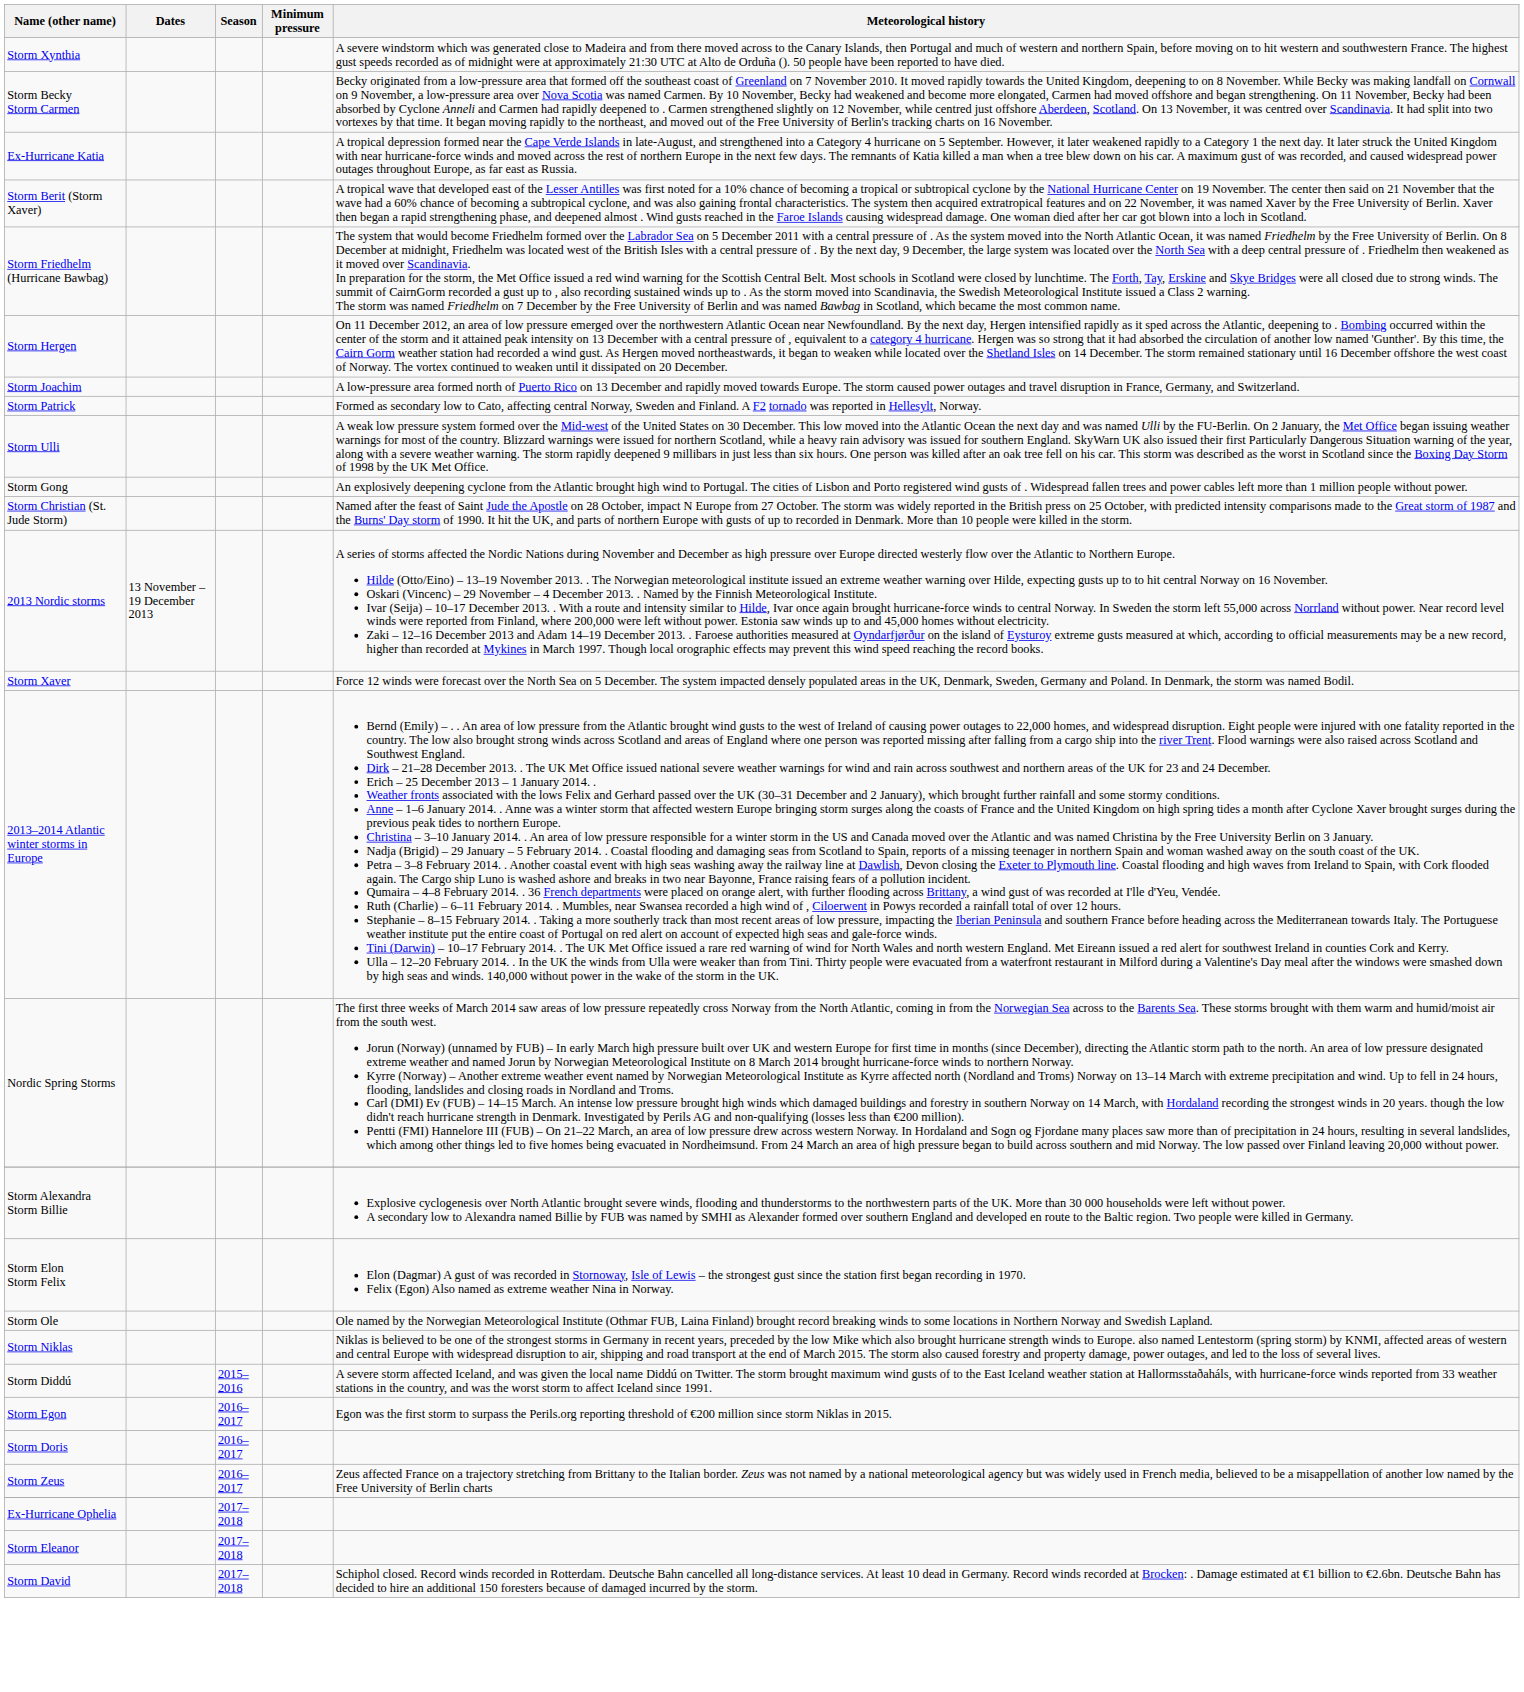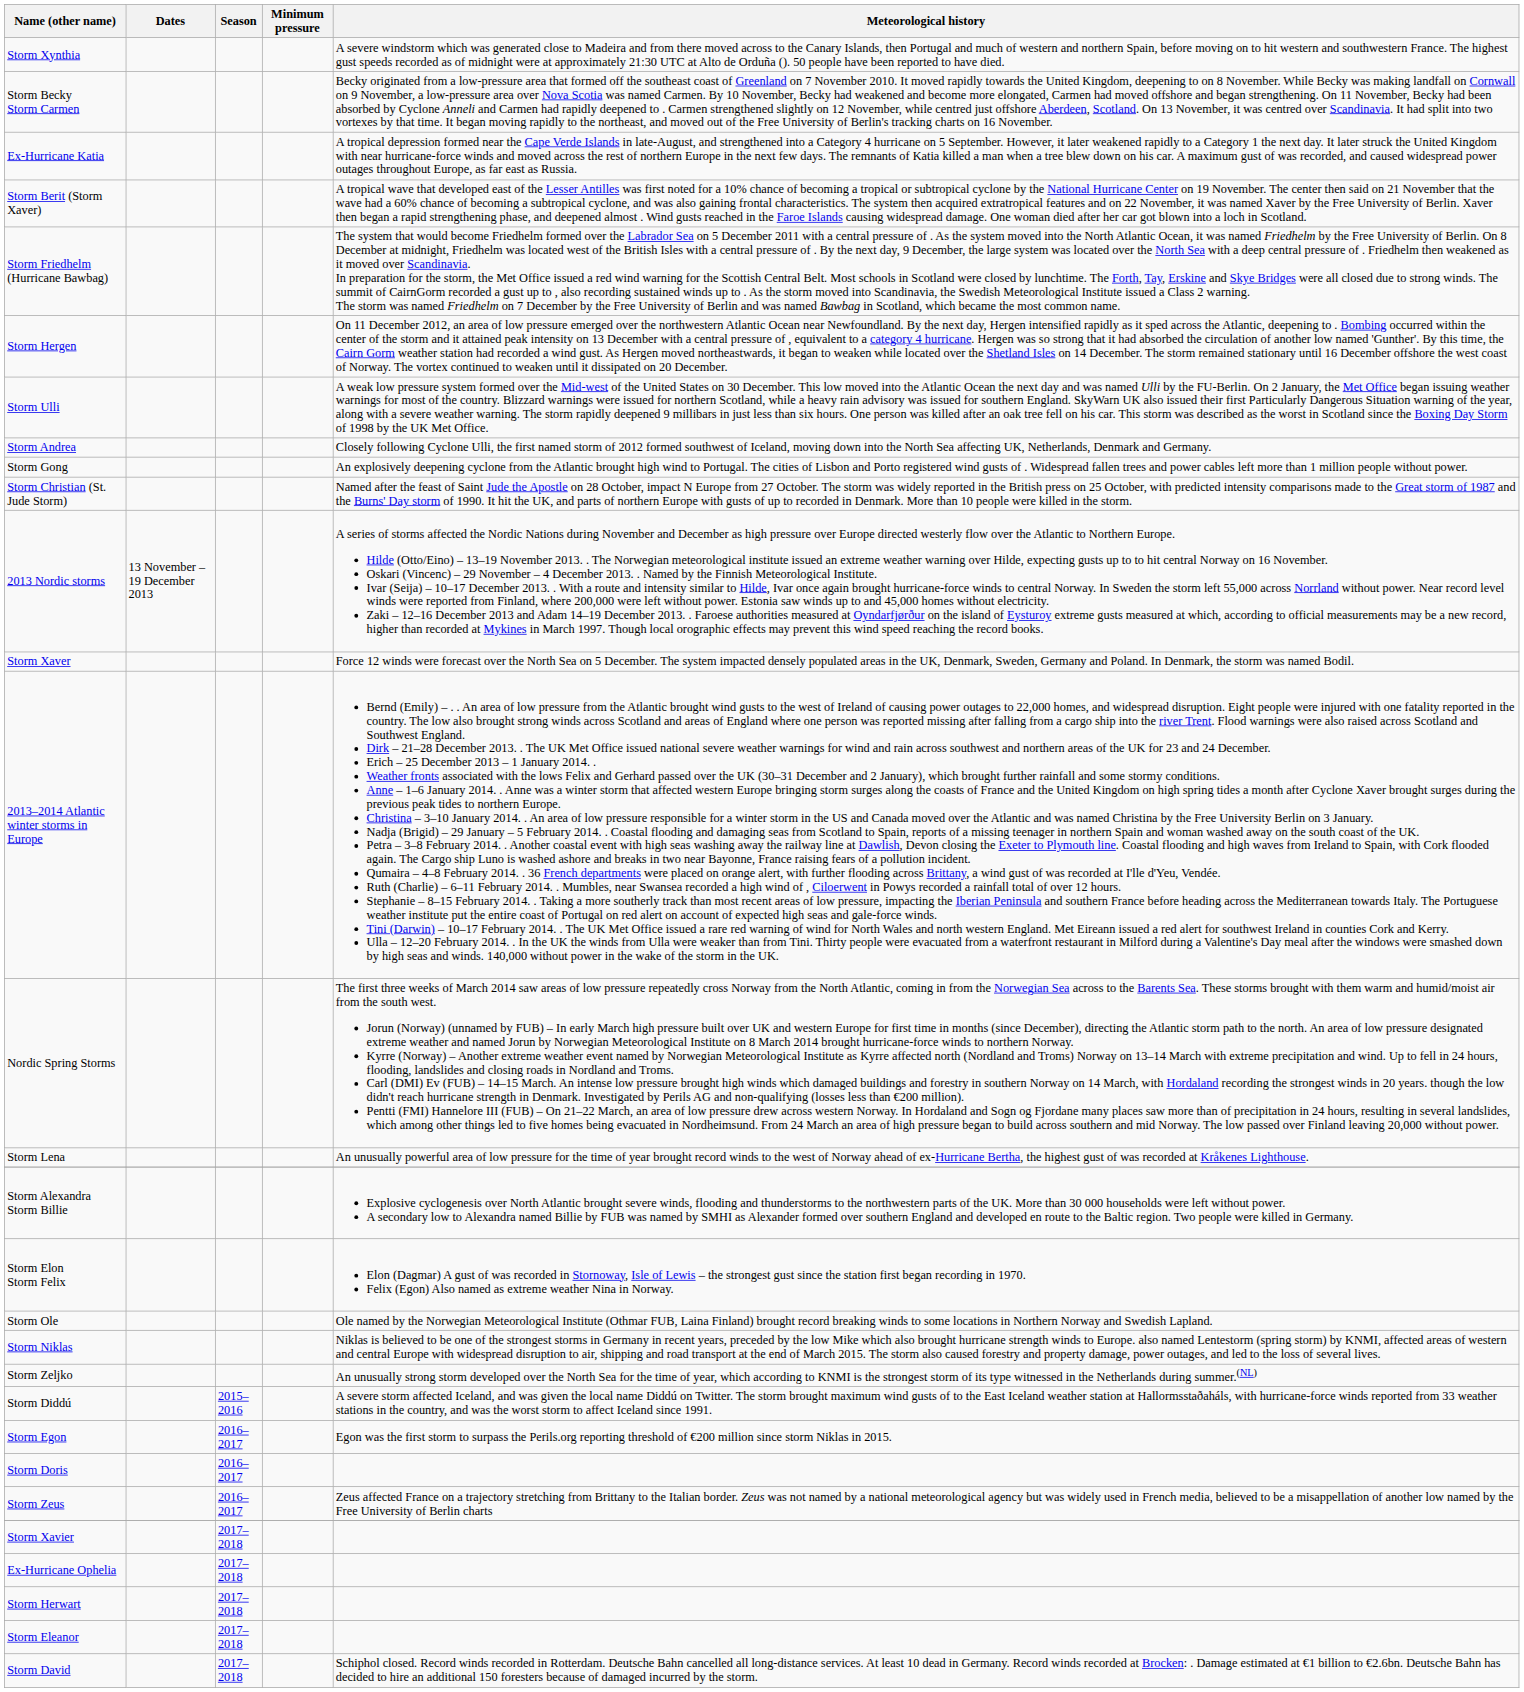- row: (44, 386)
- row: (41, 406)
+ row: (42, 447)
+ row: (36, 1157)
+ row: (40, 1375)
+ row: (41, 1537)
+ row: (44, 1603)
